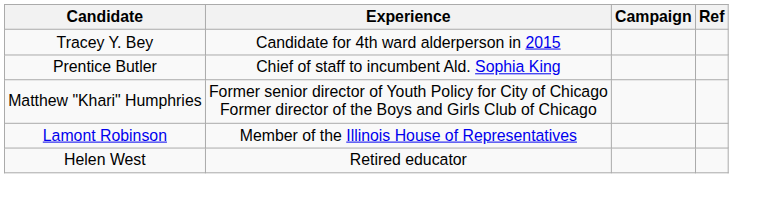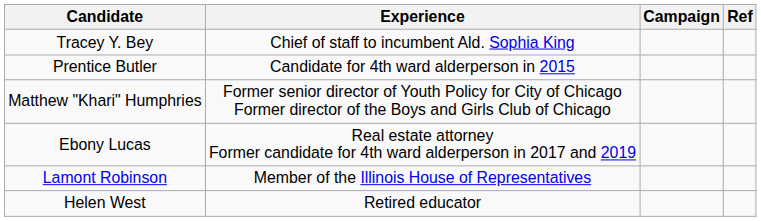(408, 42) Candidate for 4th ward alderperson in 2015 -> (422, 42) Chief of staff to incumbent Ald. Sophia King
(408, 67) Chief of staff to incumbent Ald. Sophia King -> (422, 67) Candidate for 4th ward alderperson in 2015
+ row: (105, 144)
